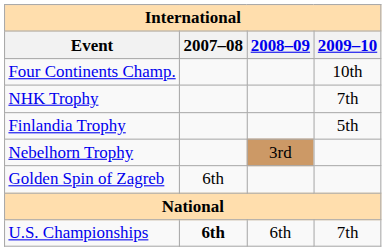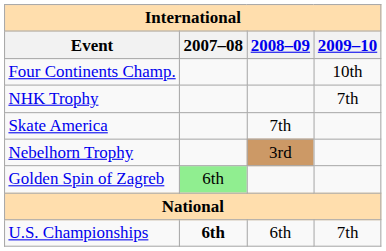+ row: (58, 125)
- row: (67, 125)
(213, 179) no background -> (213, 179) lightgreen background
